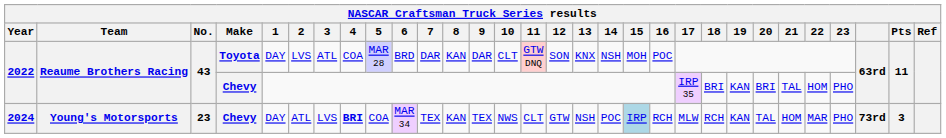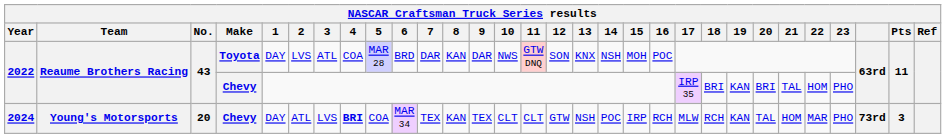(508, 56) CLT -> (508, 56) NWS
(204, 118) 23 -> (204, 118) 20
(508, 118) NWS -> (508, 118) CLT
(637, 118) lightblue background -> (637, 118) no background
